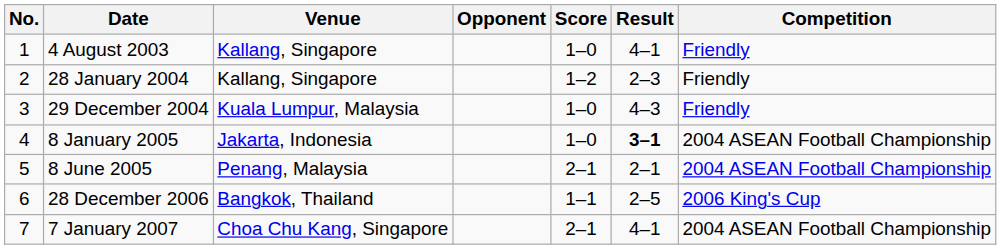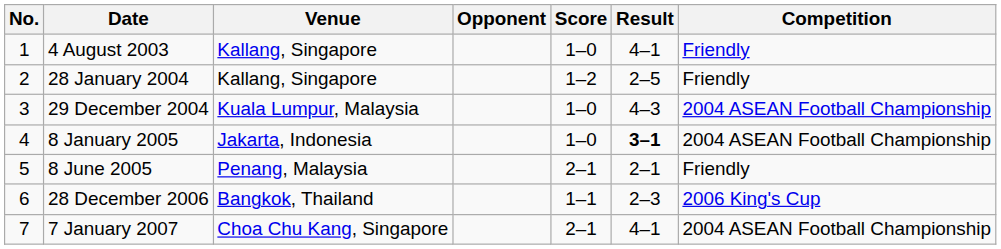(645, 79) 2–3 -> (645, 79) 2–5
(716, 109) Friendly -> (837, 109) 2004 ASEAN Football Championship
(837, 169) 2004 ASEAN Football Championship -> (716, 169) Friendly
(645, 199) 2–5 -> (645, 199) 2–3
